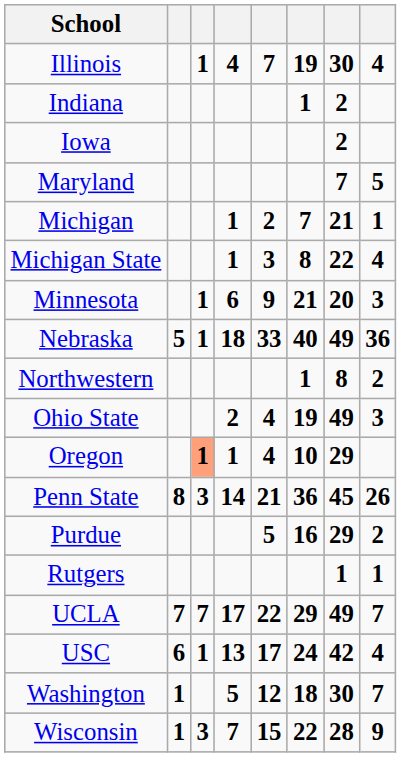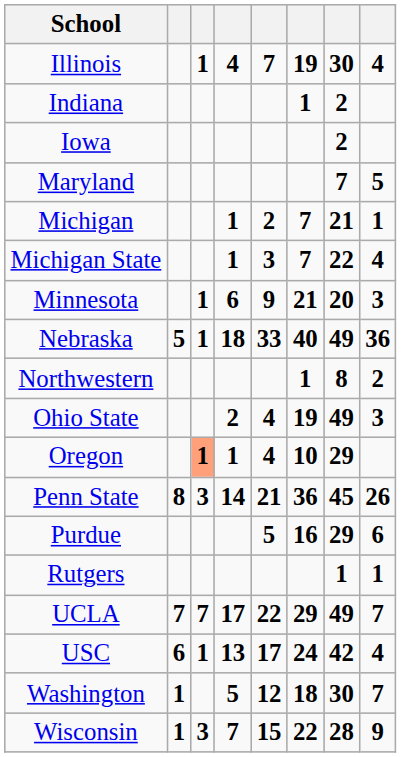(305, 260) 8 -> (305, 260) 7
(378, 535) 2 -> (378, 535) 6
